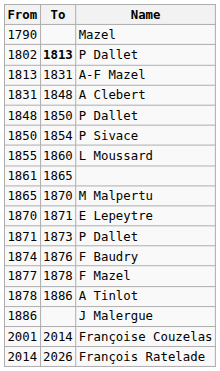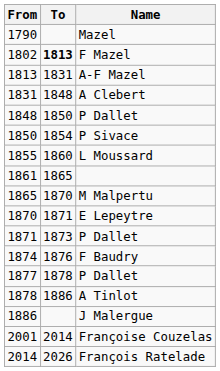(108, 55) P Dallet -> (105, 55) F Mazel
(105, 276) F Mazel -> (108, 276) P Dallet
